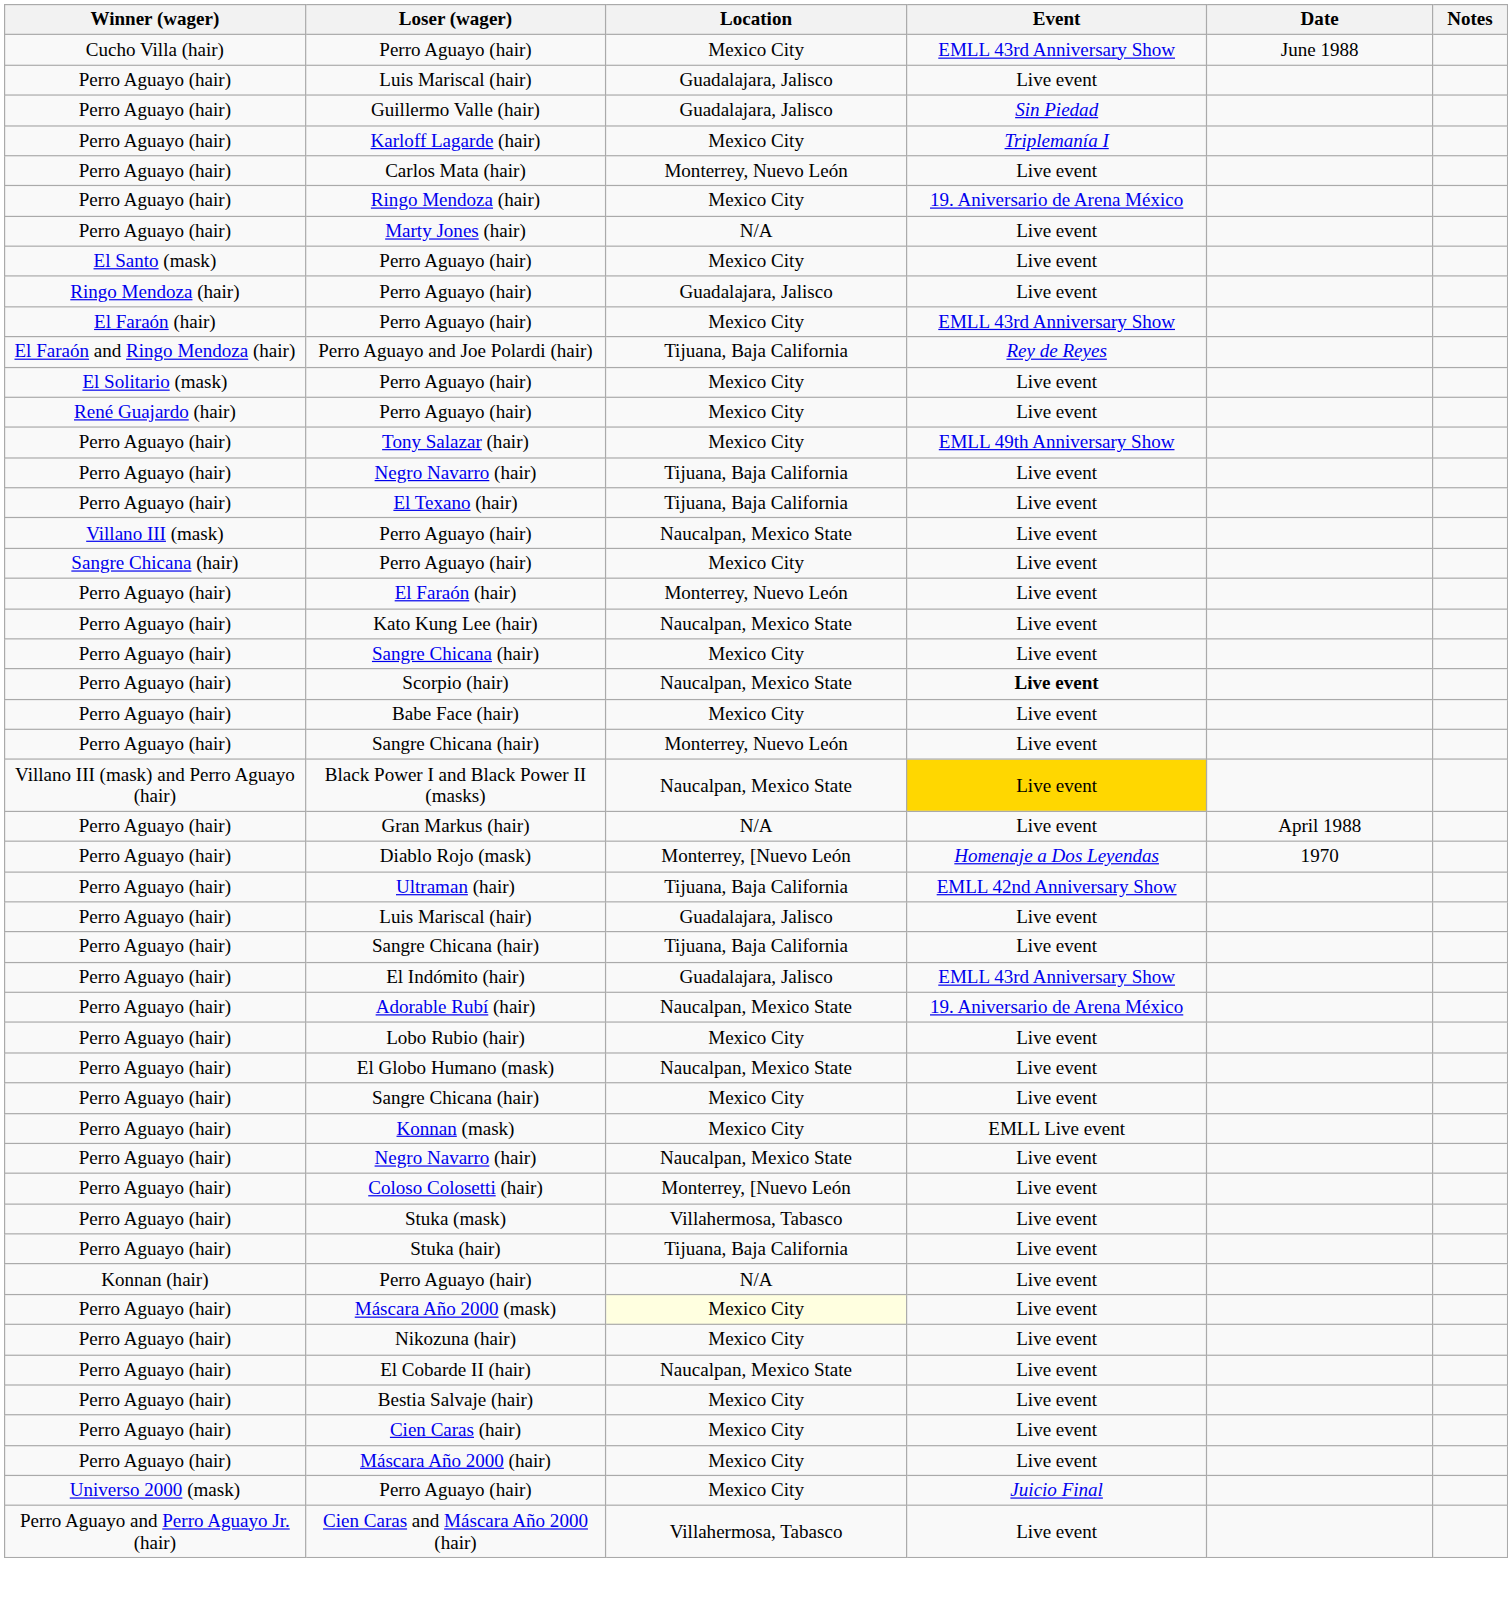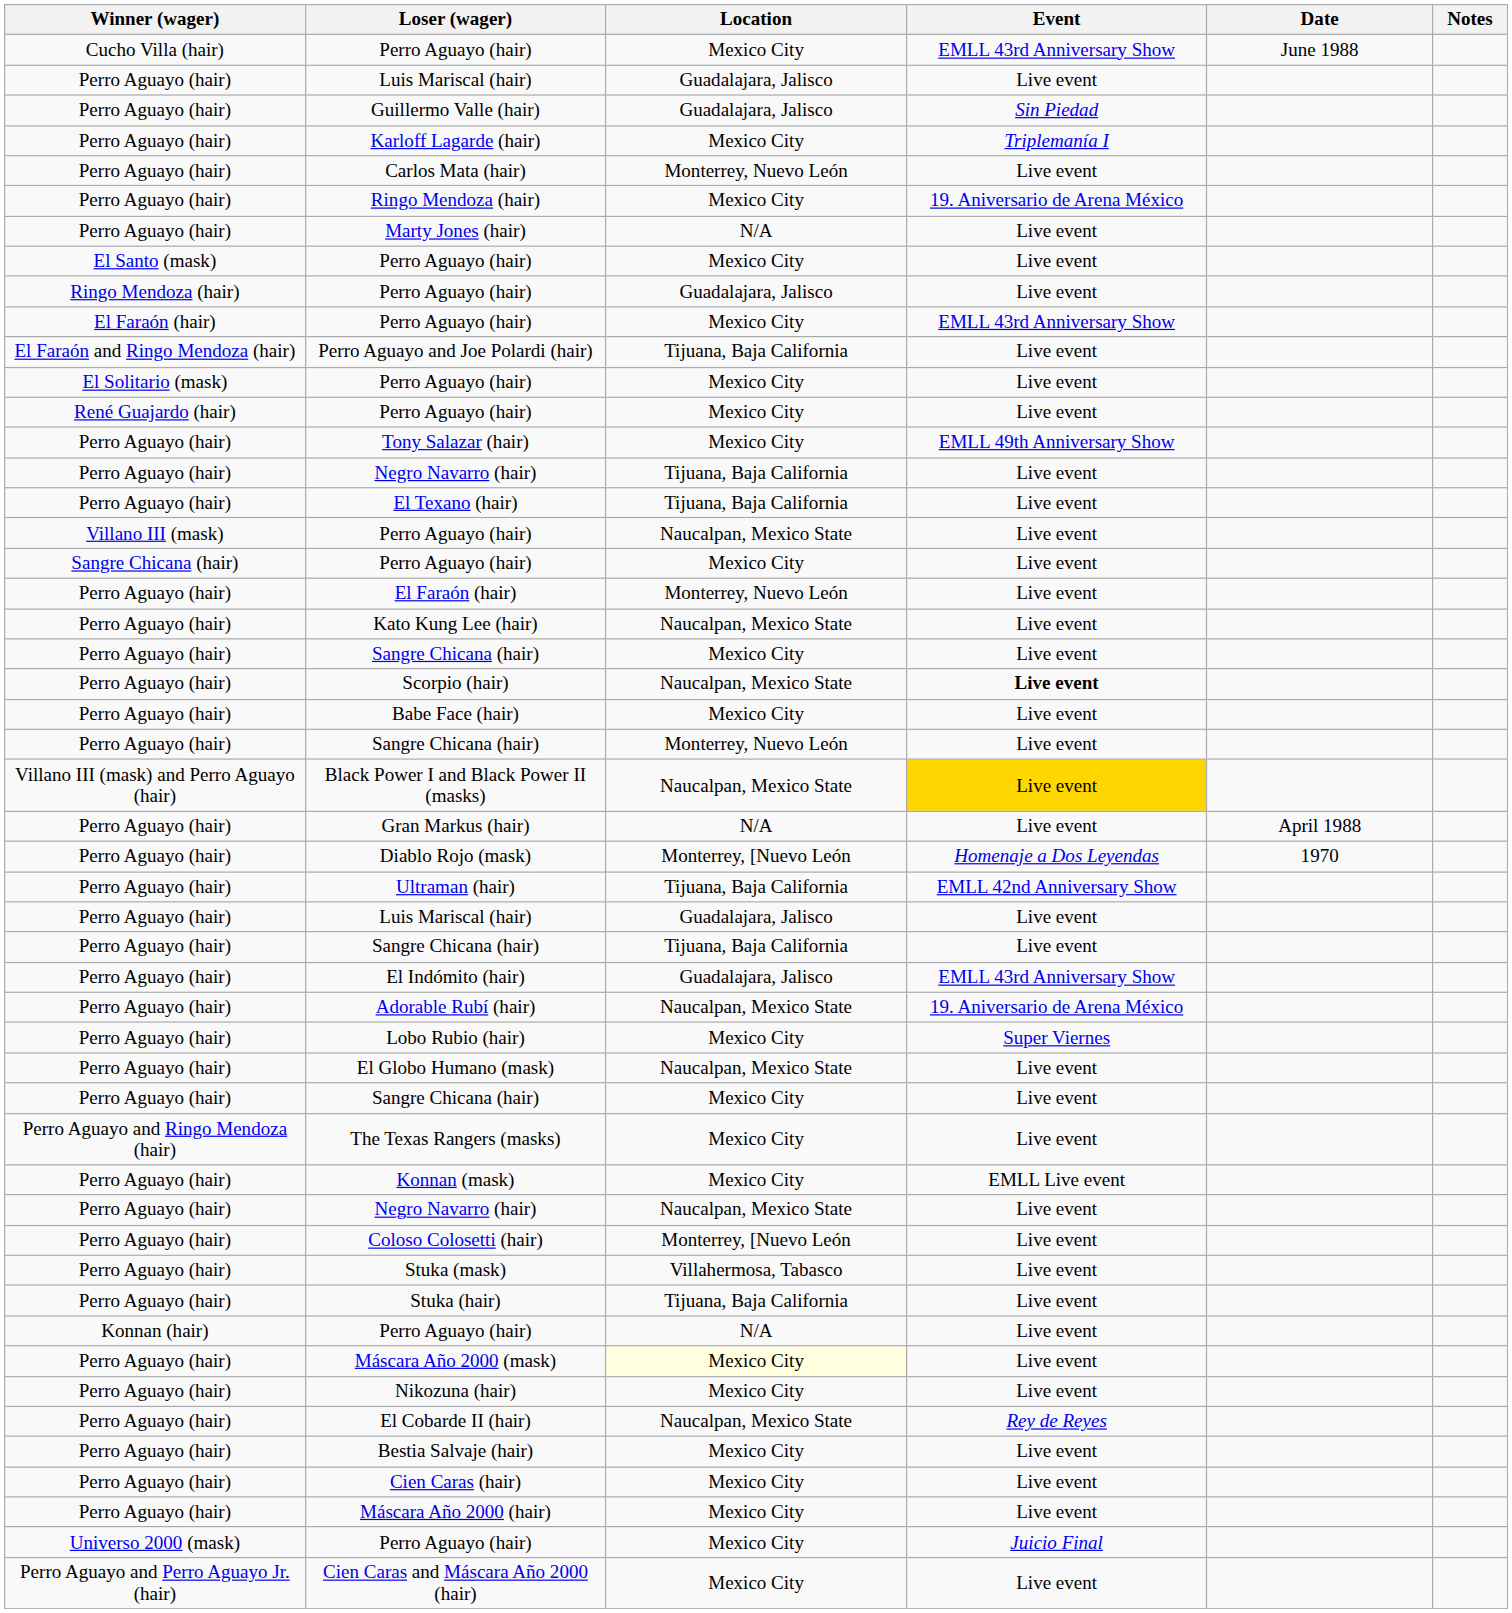(1057, 351) Rey de Reyes -> (1057, 351) Live event
(1057, 1037) Live event -> (1057, 1037) Super Viernes
+ row: (155, 1138)
(1057, 1369) Live event -> (1057, 1421) Rey de Reyes
(756, 1531) Villahermosa, Tabasco -> (756, 1582) Mexico City
